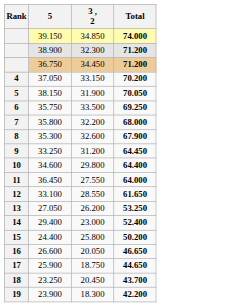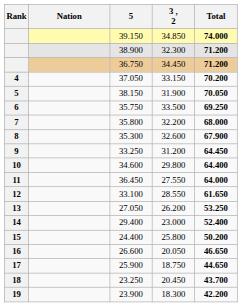+ column: (69, 16)
